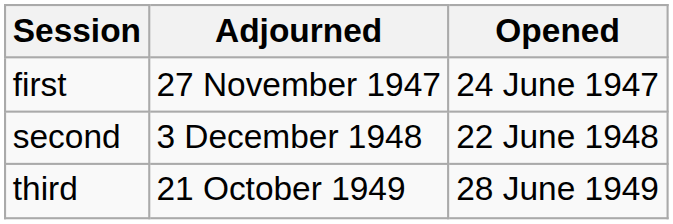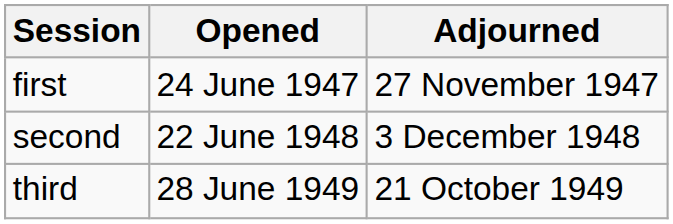columns swapped: (558, 31) <-> (299, 31)
